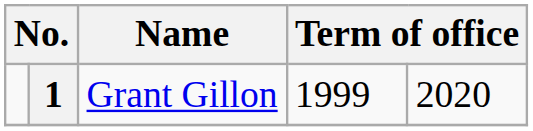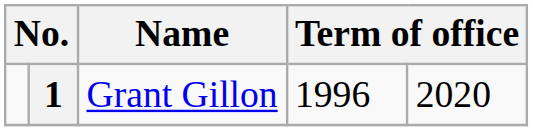(333, 93) 1999 -> (333, 93) 1996
